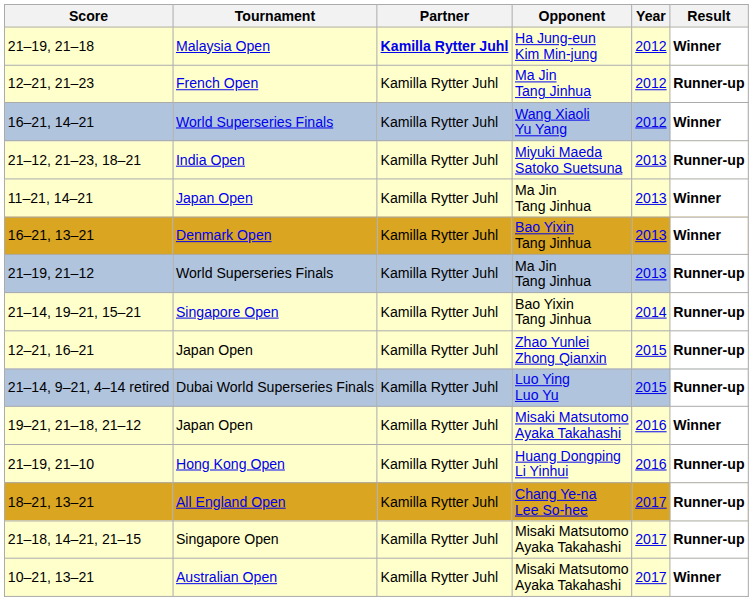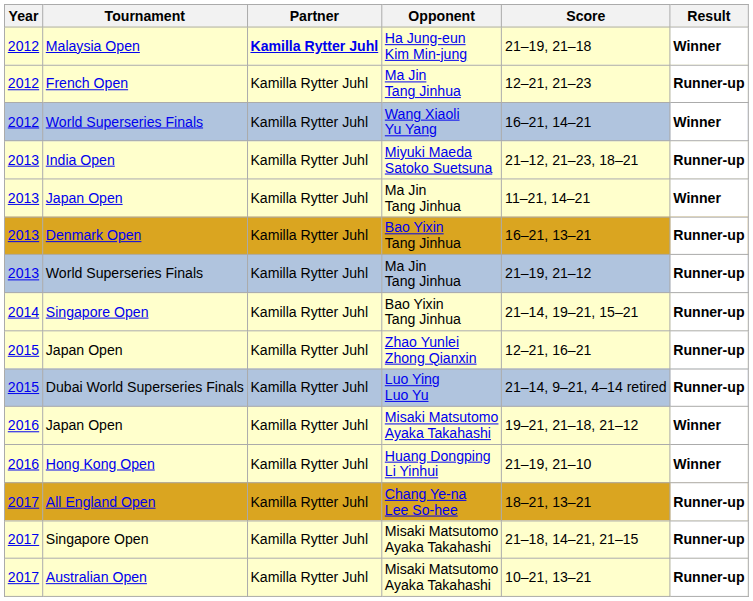columns swapped: (651, 16) <-> (89, 16)
(697, 236) Winner -> (709, 236) Runner-up
(709, 464) Runner-up -> (697, 464) Winner
(697, 578) Winner -> (709, 578) Runner-up
